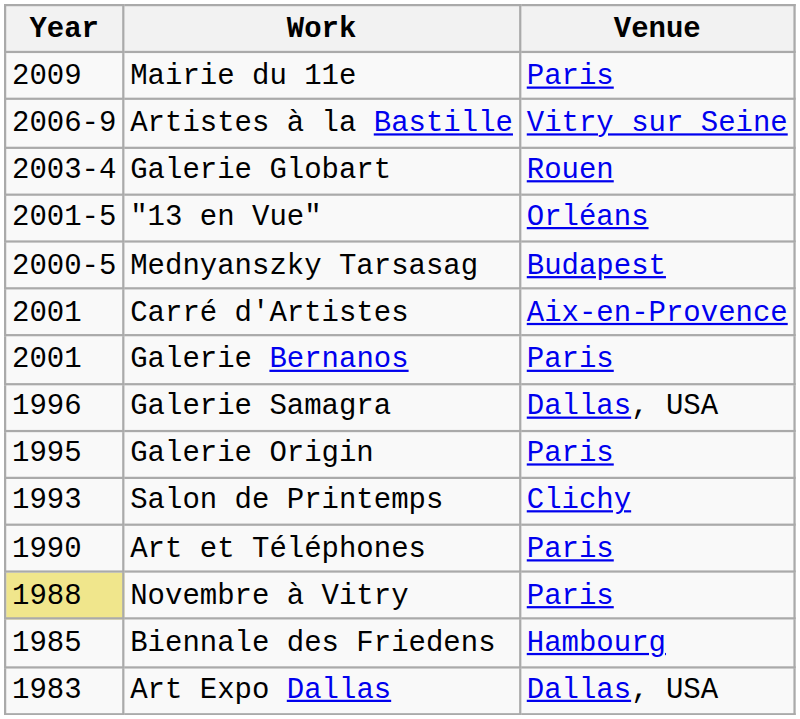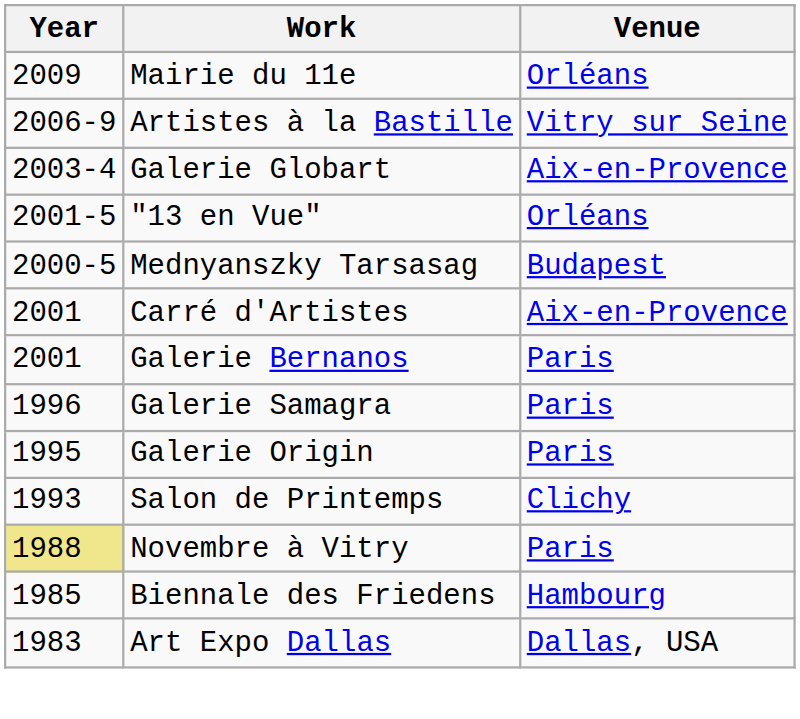(570, 76) Paris -> (588, 76) Orléans
(570, 170) Rouen -> (657, 170) Aix-en-Provence
(622, 407) Dallas, USA -> (570, 407) Paris
- row: (278, 548)
